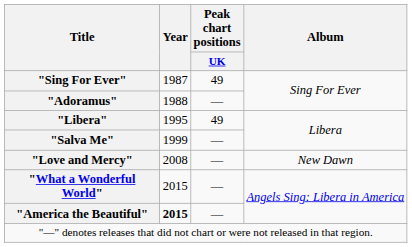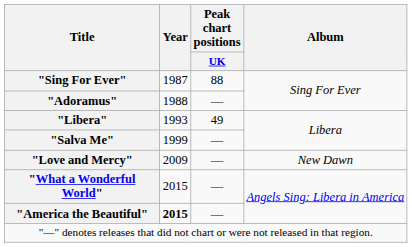(217, 80) 49 -> (217, 80) 88
(175, 120) 1995 -> (175, 120) 1993
(175, 159) 2008 -> (175, 159) 2009
